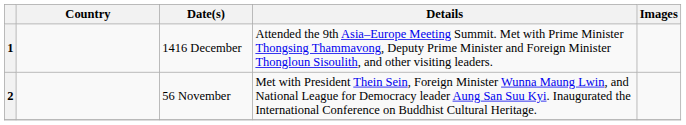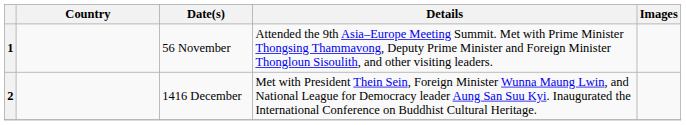(202, 48) 1416 December -> (196, 48) 56 November
(196, 96) 56 November -> (202, 96) 1416 December
